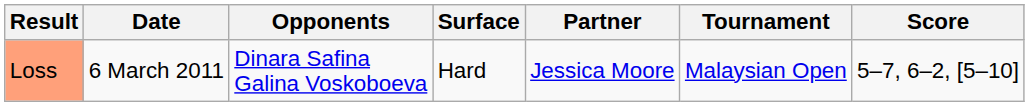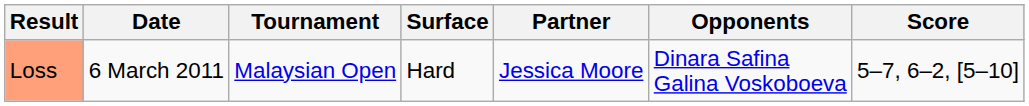columns swapped: (766, 22) <-> (331, 22)
